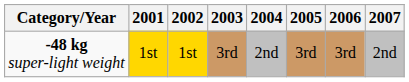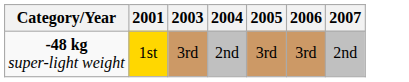- column: (188, 18)
